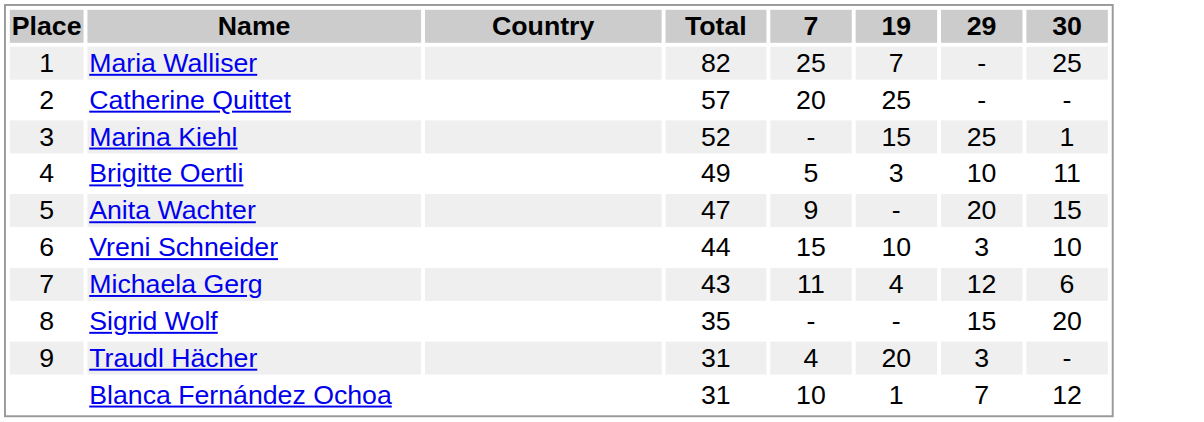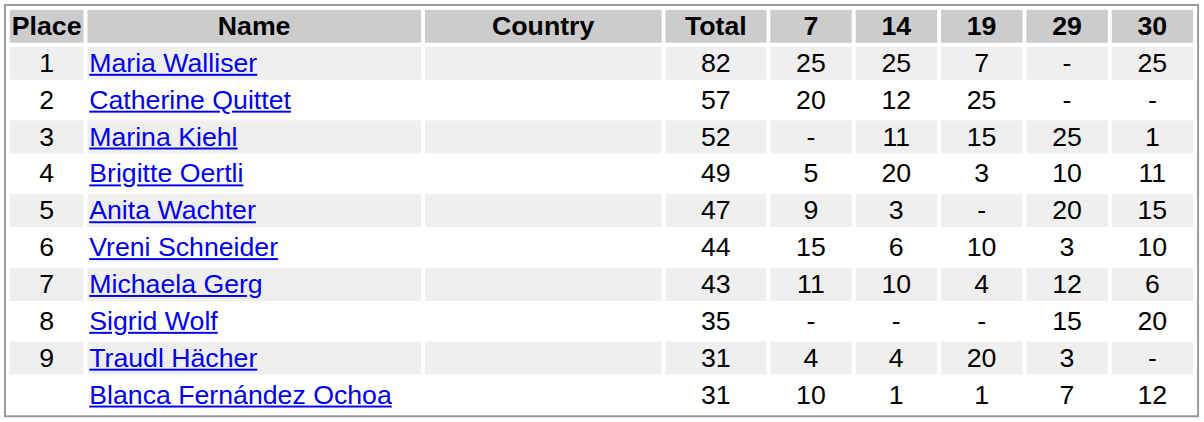+ column: (896, 26)
